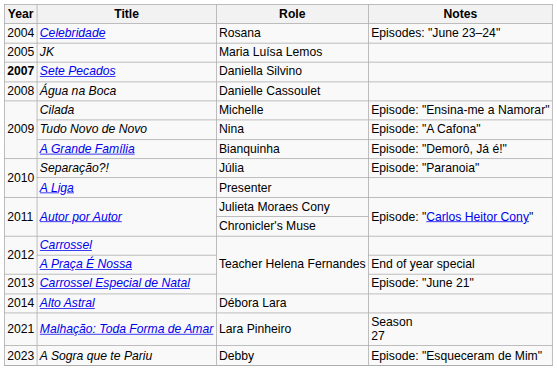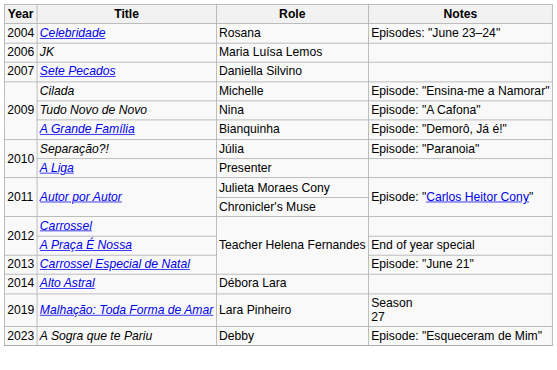(21, 52) 2005 -> (21, 52) 2006
(21, 71) bold -> (21, 71) normal
- row: (78, 91)
(21, 329) 2021 -> (21, 310) 2019
